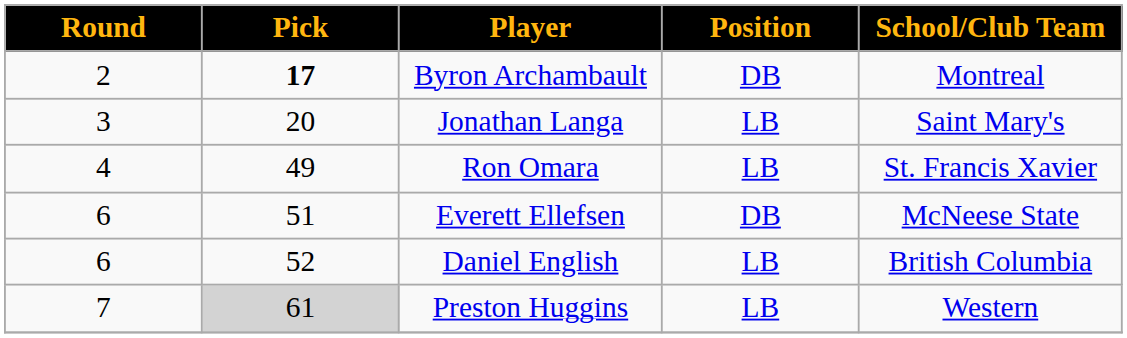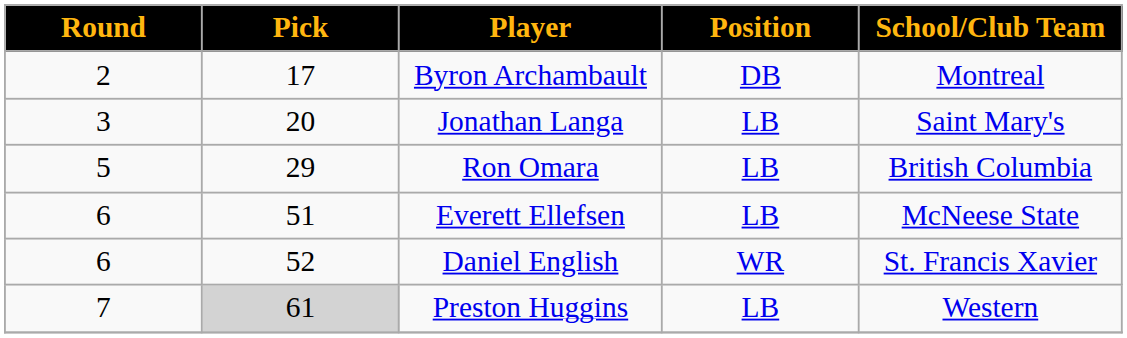(301, 74) bold -> (301, 74) normal
(103, 167) 4 -> (103, 167) 5
(301, 167) 49 -> (301, 167) 29
(990, 167) St. Francis Xavier -> (990, 167) British Columbia
(760, 214) DB -> (760, 214) LB
(760, 261) LB -> (760, 261) WR
(990, 261) British Columbia -> (990, 261) St. Francis Xavier
